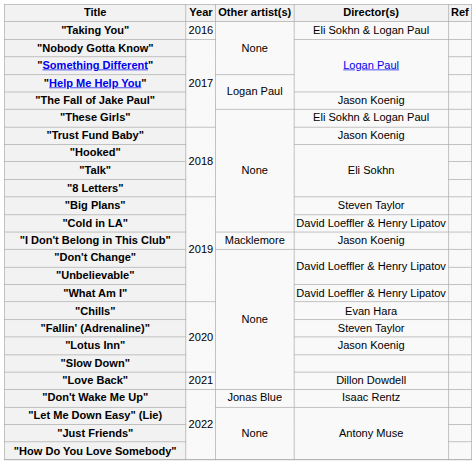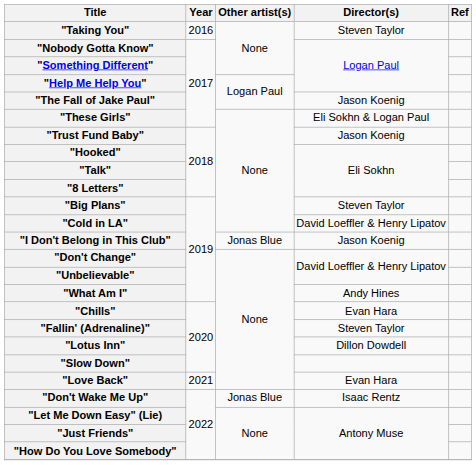(371, 30) Eli Sokhn & Logan Paul -> (371, 30) Steven Taylor
(255, 240) Macklemore -> (255, 240) Jonas Blue
(371, 293) David Loeffler & Henry Lipatov -> (371, 293) Andy Hines
(371, 345) Jason Koenig -> (371, 345) Dillon Dowdell
(371, 380) Dillon Dowdell -> (371, 380) Evan Hara
